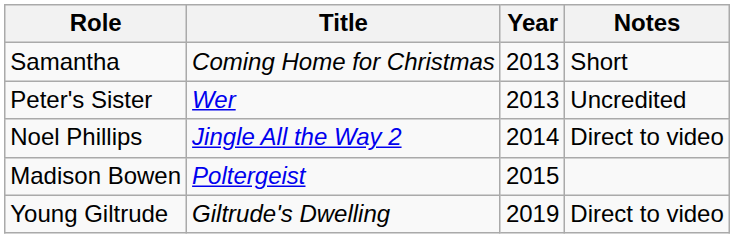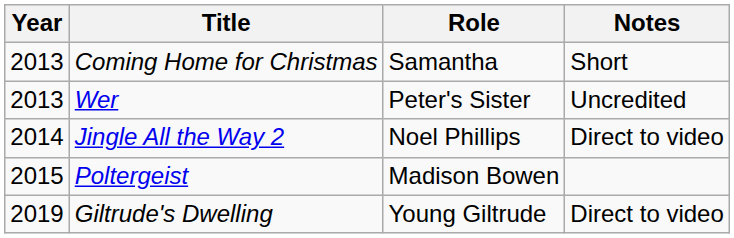columns swapped: (533, 23) <-> (96, 23)
